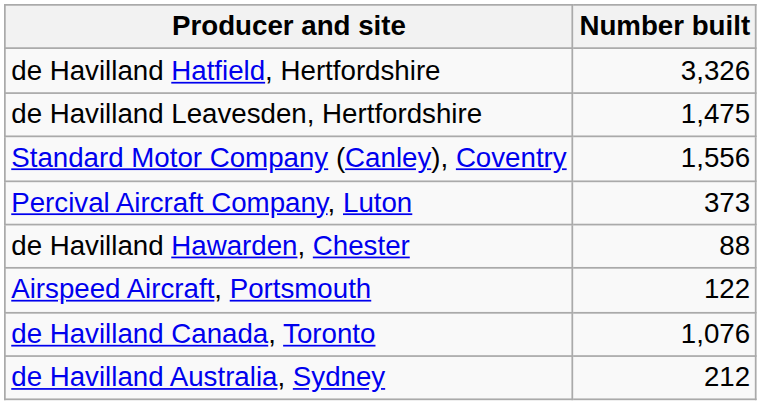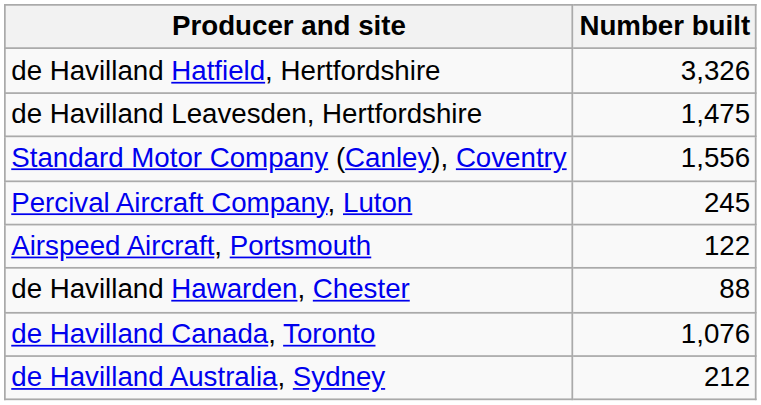(727, 202) 373 -> (727, 202) 245
rows swapped: (191, 289) <-> (211, 245)
